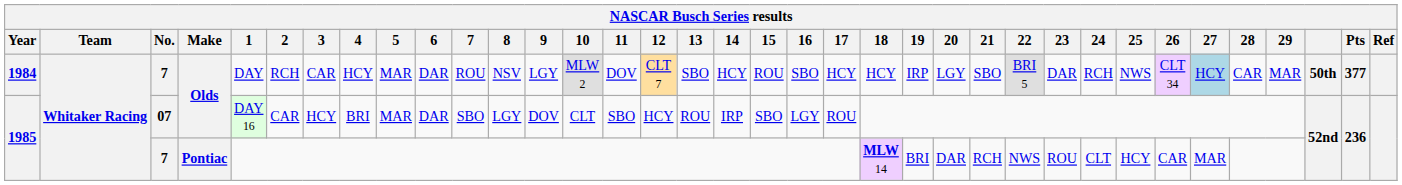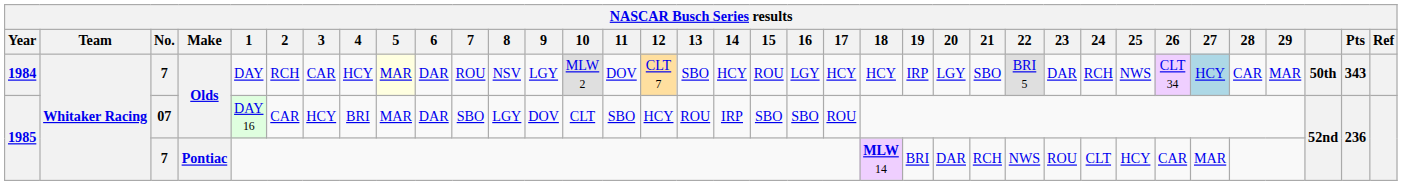(396, 74) no background -> (396, 74) lightyellow background
(805, 74) SBO -> (805, 74) LGY
(1355, 74) 377 -> (1355, 74) 343
(805, 116) LGY -> (805, 116) SBO
